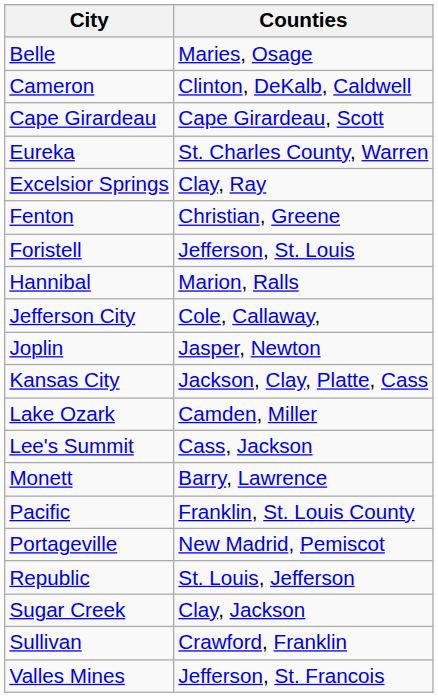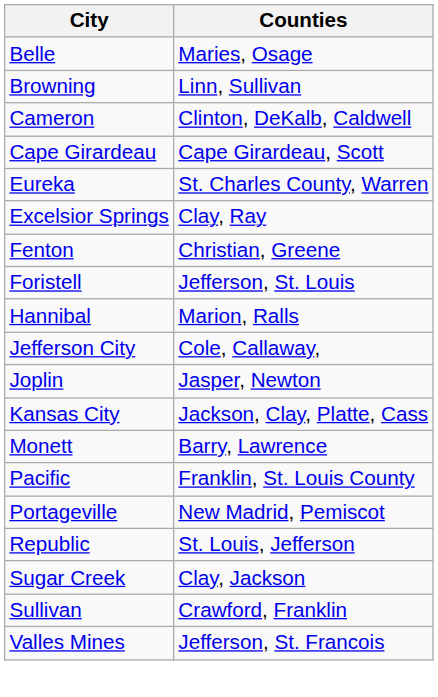+ row: (52, 86)
- row: (62, 413)
- row: (72, 446)
